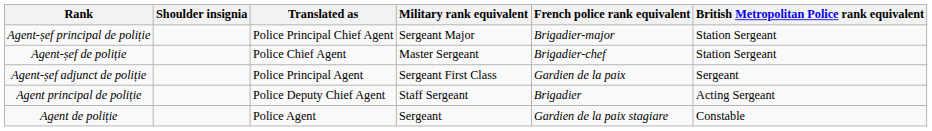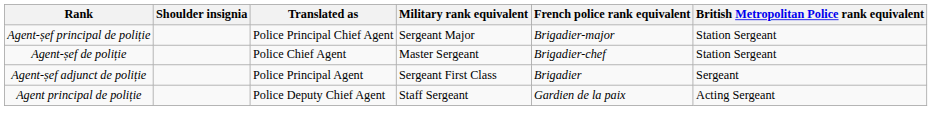(580, 75) Gardien de la paix -> (558, 75) Brigadier
(558, 95) Brigadier -> (580, 95) Gardien de la paix
- row: (79, 115)
